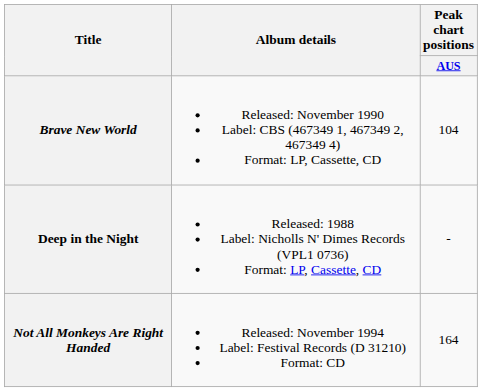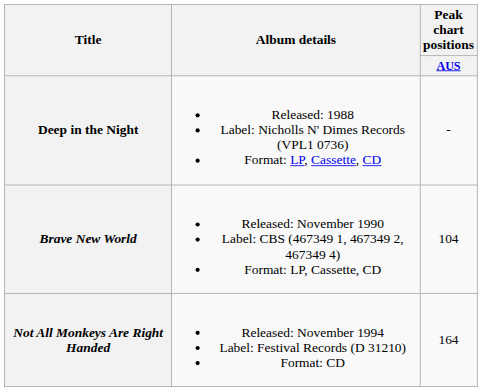rows swapped: (88, 239) <-> (88, 130)
